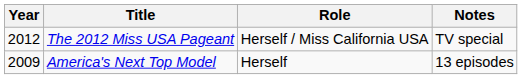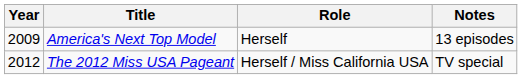rows swapped: (131, 62) <-> (141, 39)
